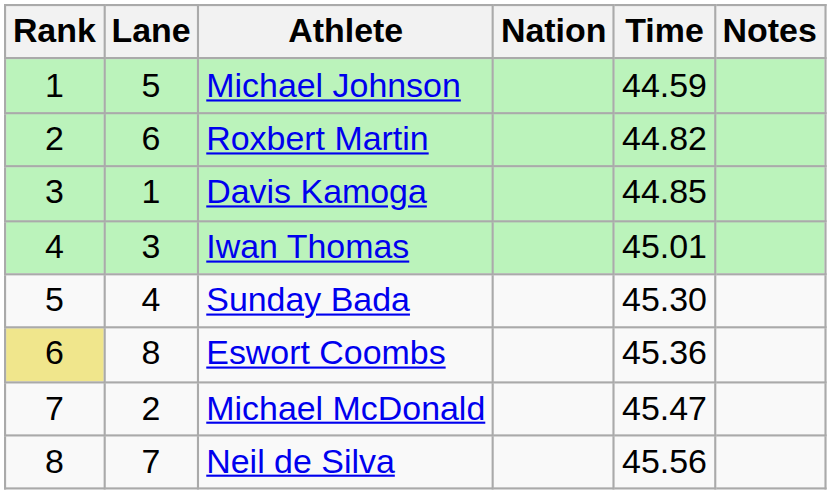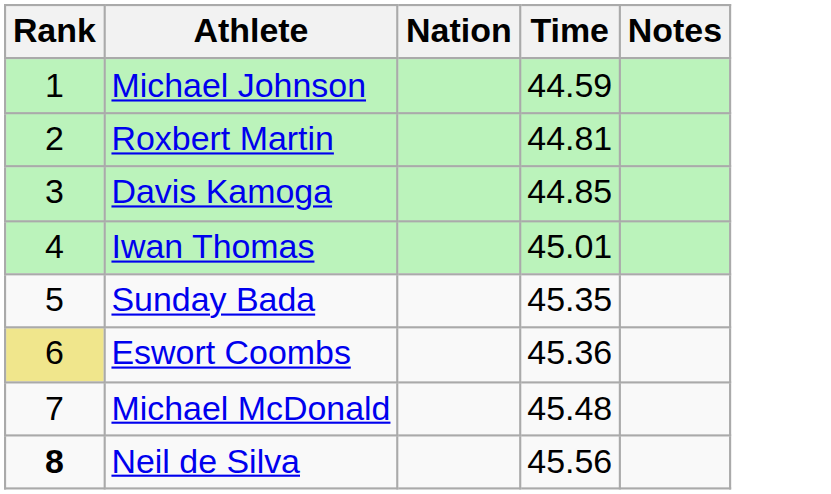- column: (151, 31)
(665, 138) 44.82 -> (570, 138) 44.81
(665, 300) 45.30 -> (570, 300) 45.35
(665, 407) 45.47 -> (570, 407) 45.48
(54, 461) normal -> (54, 461) bold
